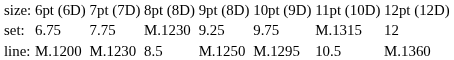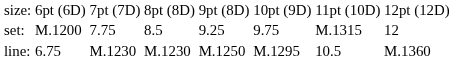(48, 30) 6.75 -> (58, 30) M.1200
(167, 30) M.1230 -> (153, 30) 8.5
(58, 51) M.1200 -> (48, 51) 6.75
(153, 51) 8.5 -> (167, 51) M.1230
